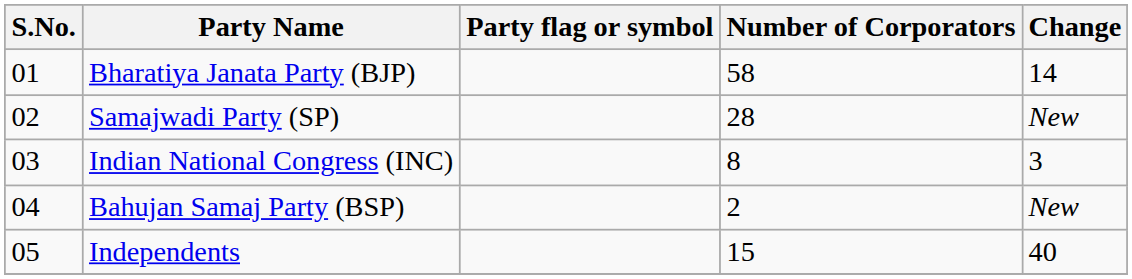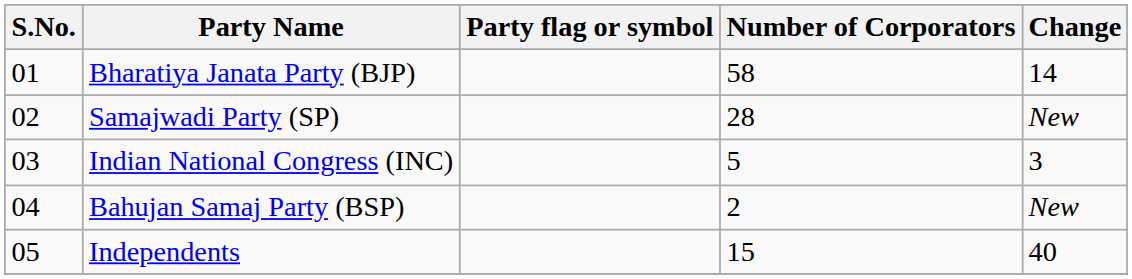(734, 161) 8 -> (734, 161) 5
